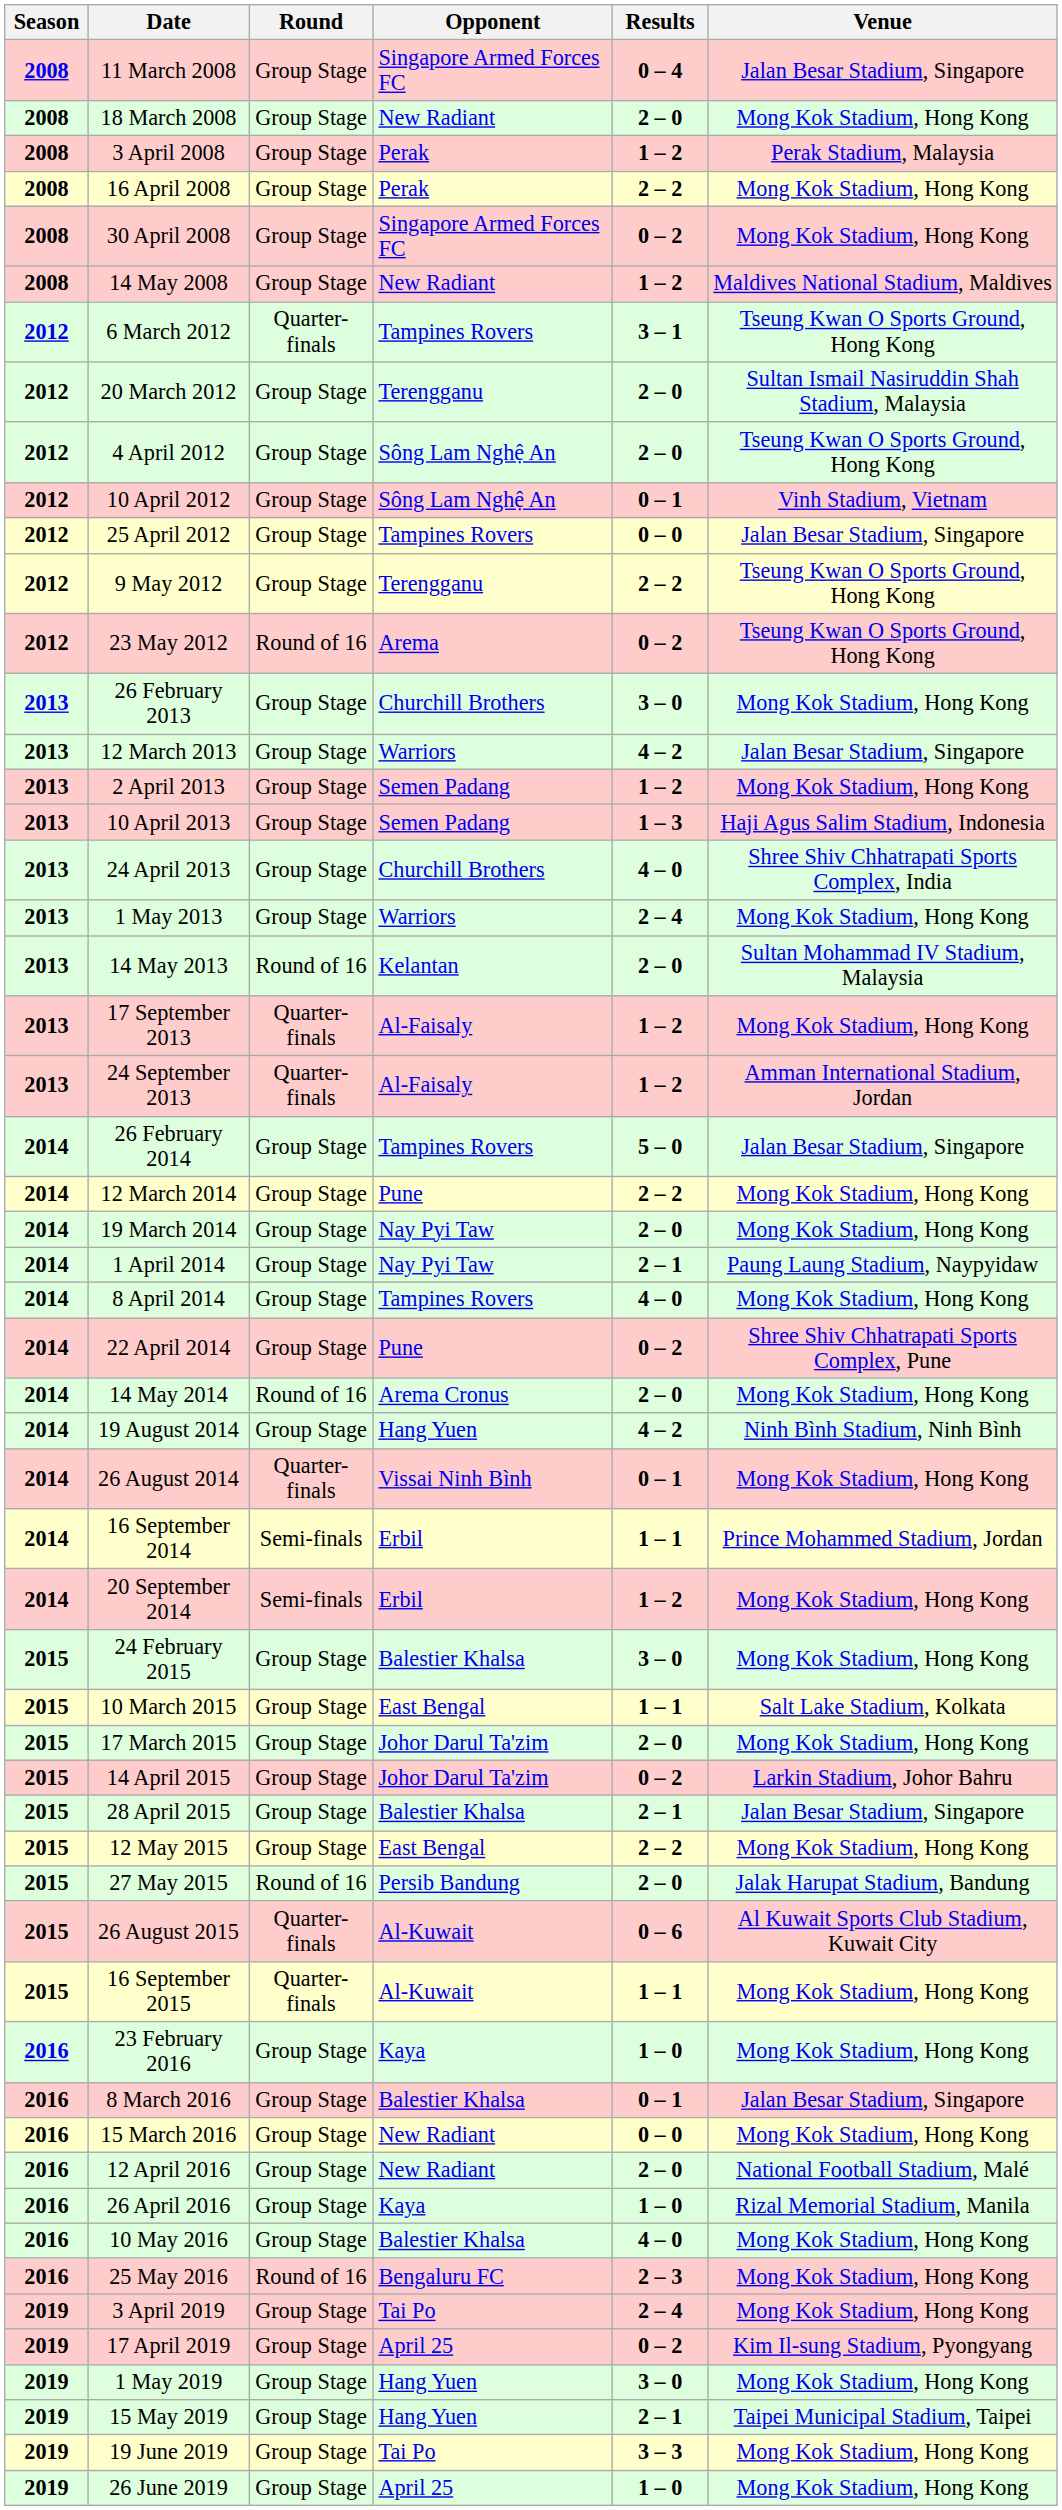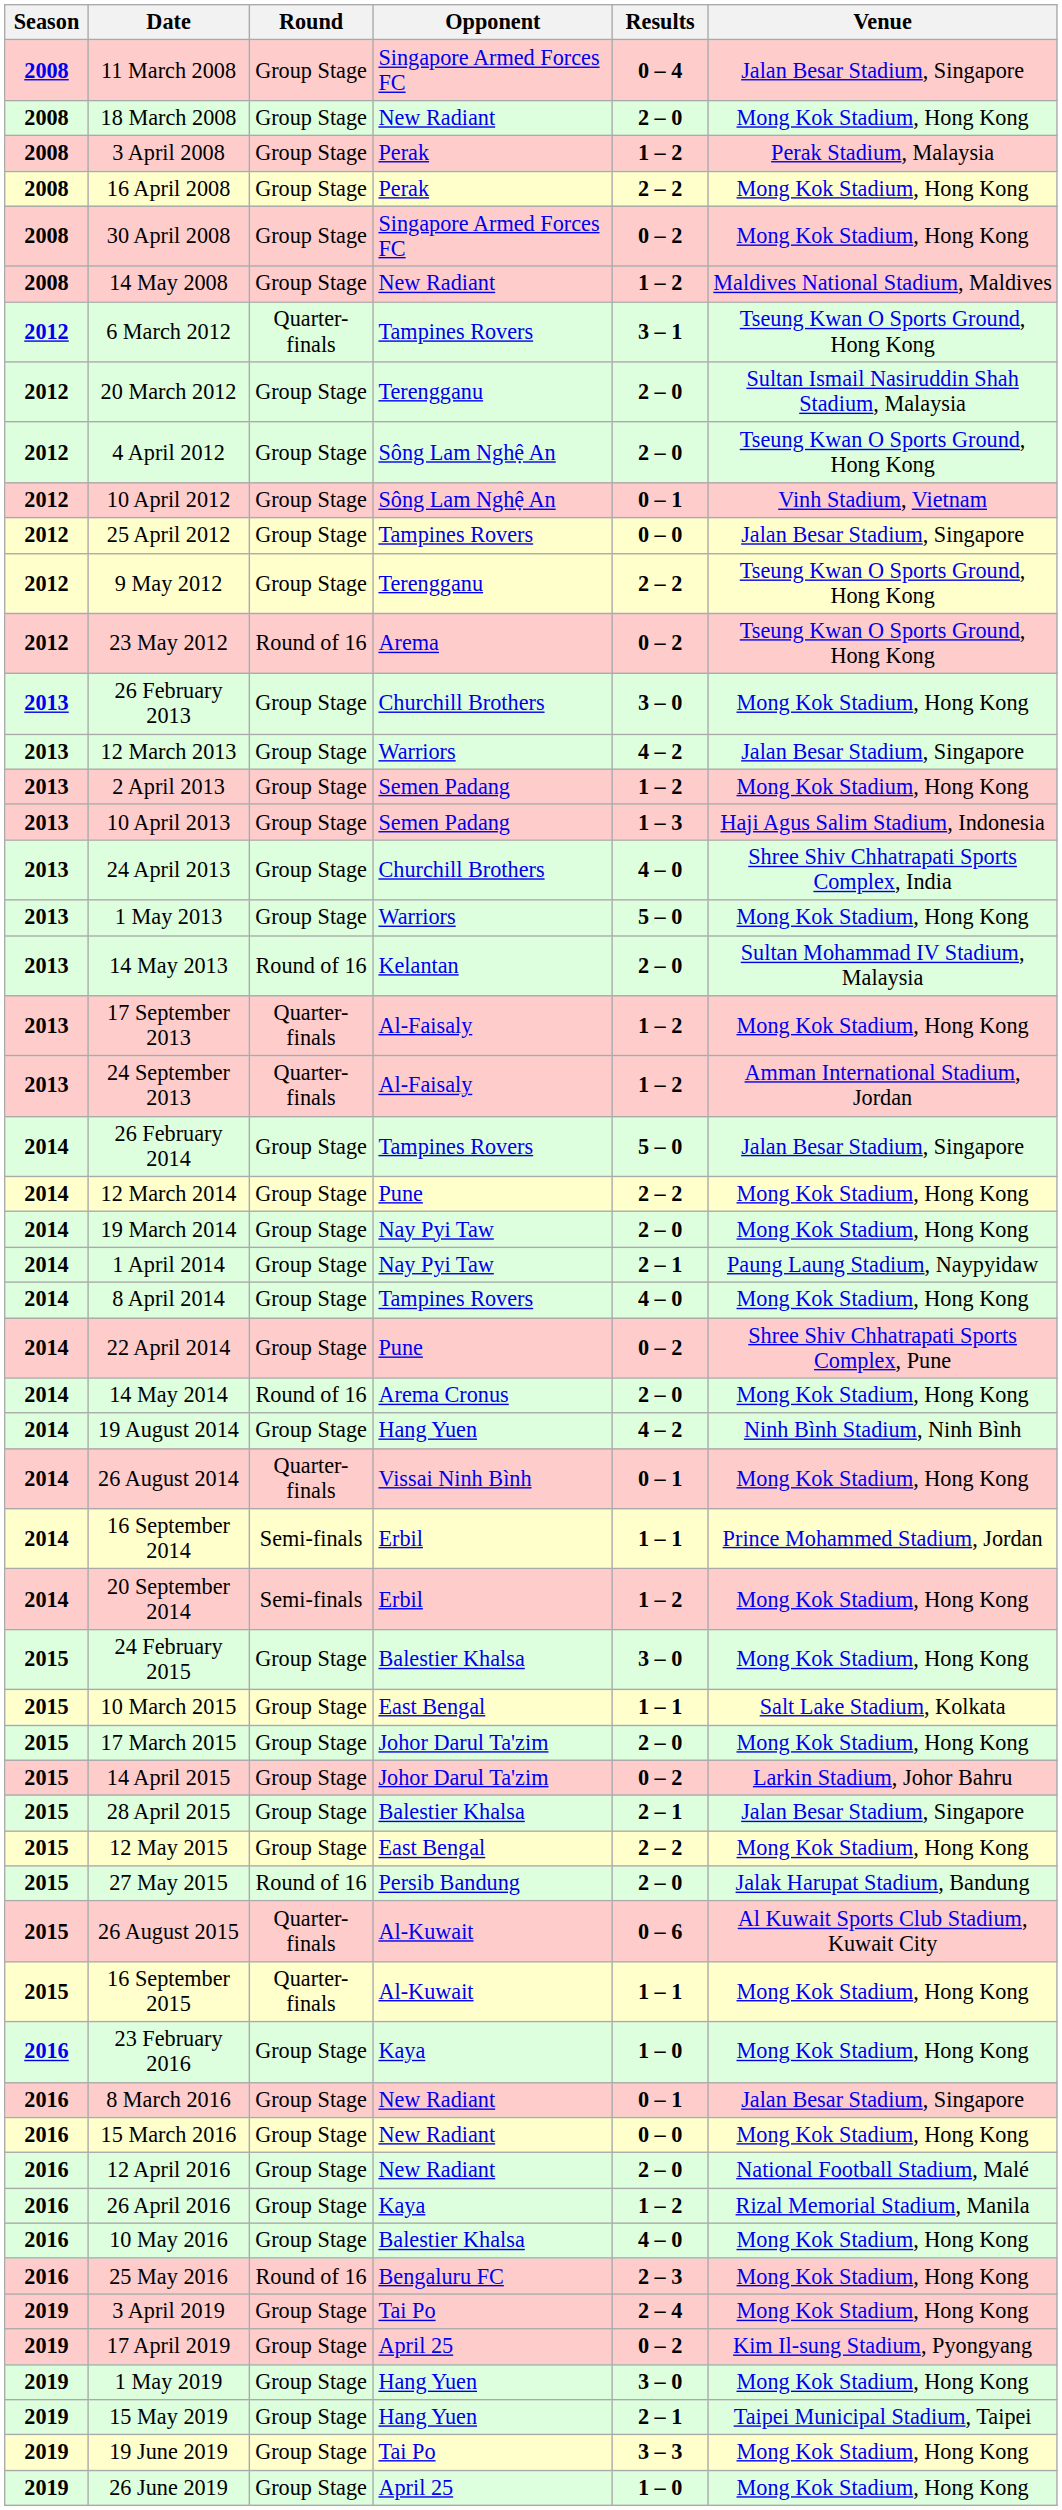(660, 917) 2 – 4 -> (660, 917) 5 – 0
(452, 2099) Balestier Khalsa -> (437, 2099) New Radiant
(660, 2205) 1 – 0 -> (660, 2205) 1 – 2
